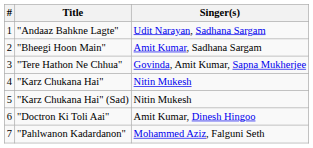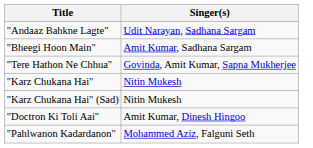- column: (9, 13)
